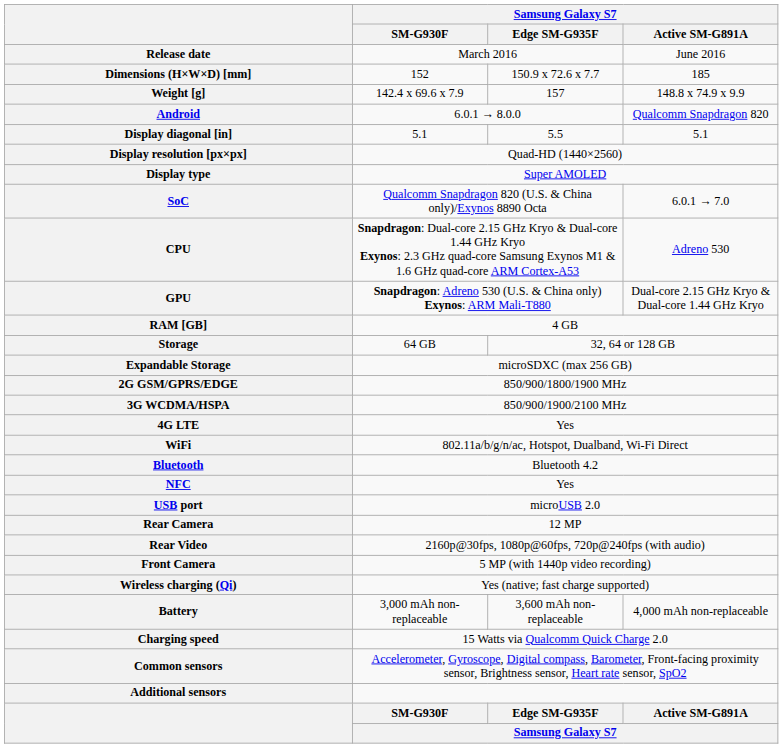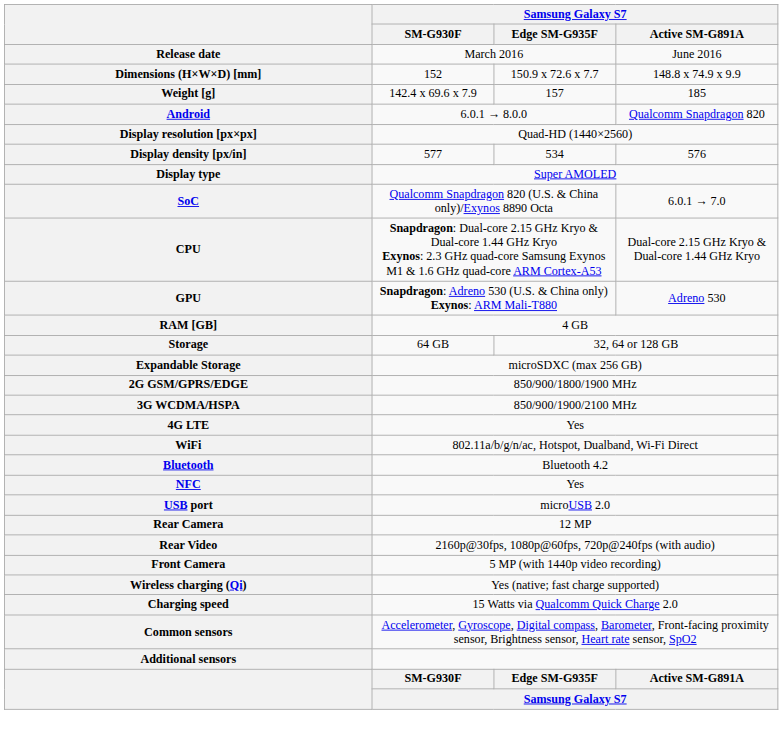(701, 73) 185 -> (697, 73) 148.8 x 74.9 x 9.9
(701, 93) 148.8 x 74.9 x 9.9 -> (697, 93) 185
- row: (178, 133)
+ row: (188, 153)
(701, 249) Adreno 530 -> (697, 249) Dual-core 2.15 GHz Kryo & Dual-core 1.44 GHz Kryo
(701, 297) Dual-core 2.15 GHz Kryo & Dual-core 1.44 GHz Kryo -> (697, 297) Adreno 530
- row: (178, 611)
